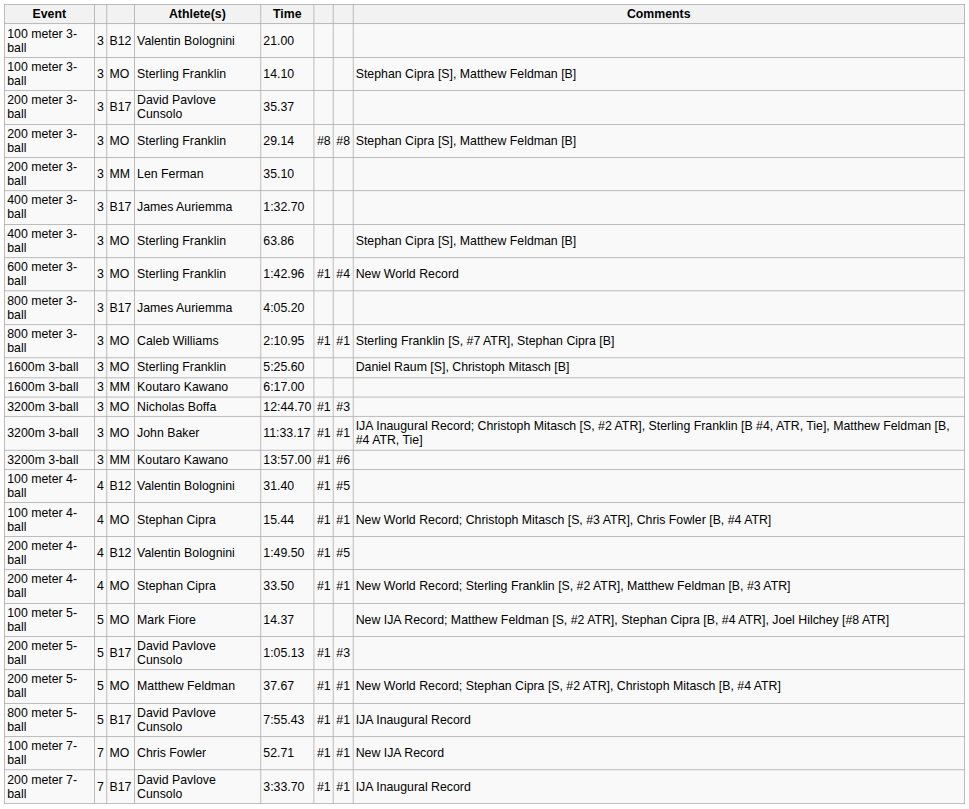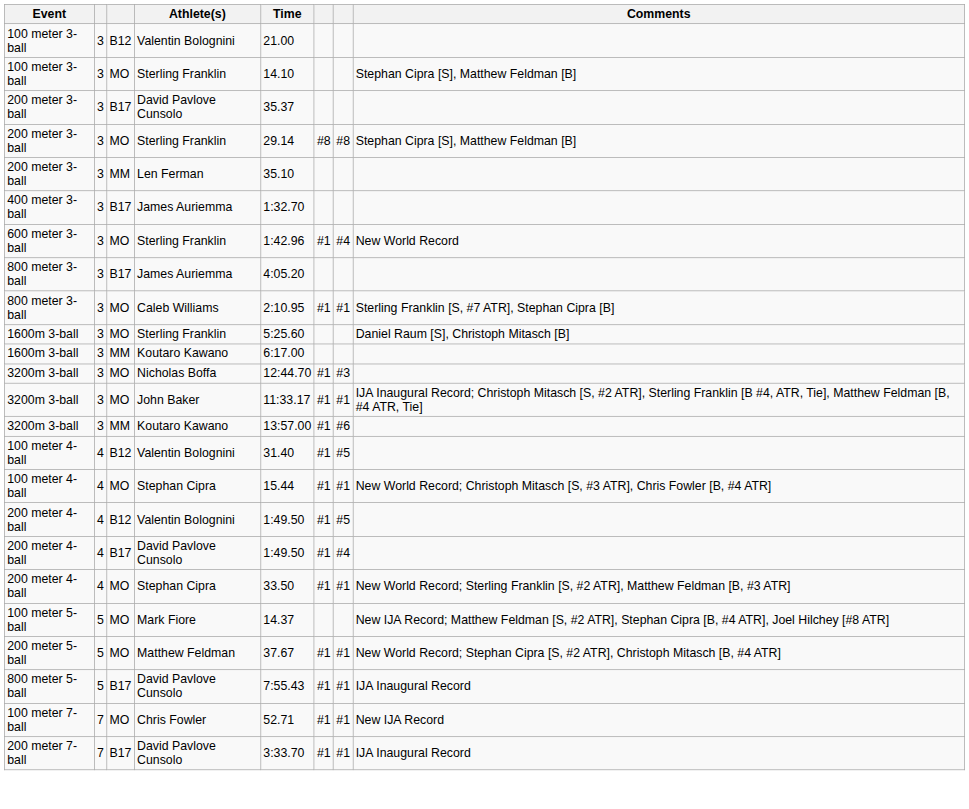- row: (42, 241)
+ row: (42, 553)
- row: (42, 653)
